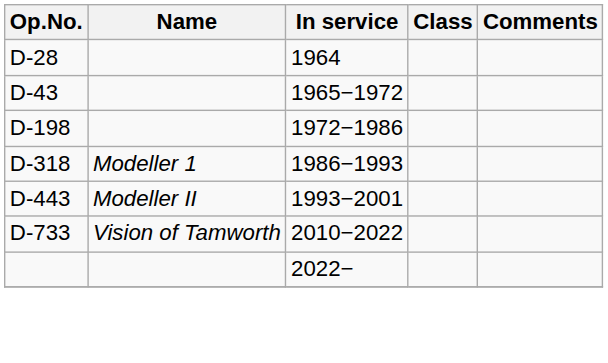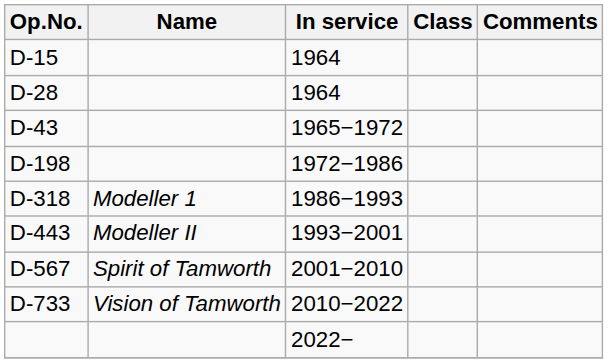+ row: (34, 57)
+ row: (40, 269)
